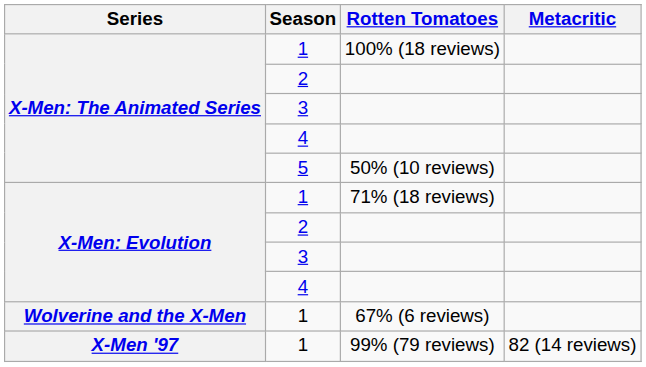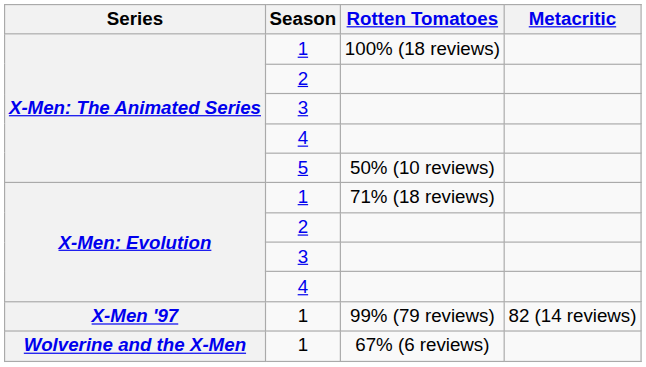rows swapped: (303, 316) <-> (303, 345)
